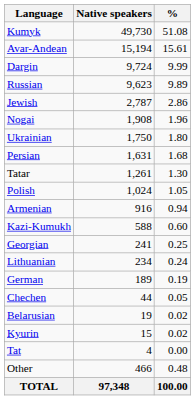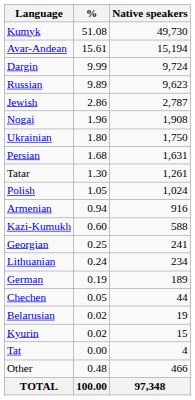columns swapped: (114, 13) <-> (172, 13)
